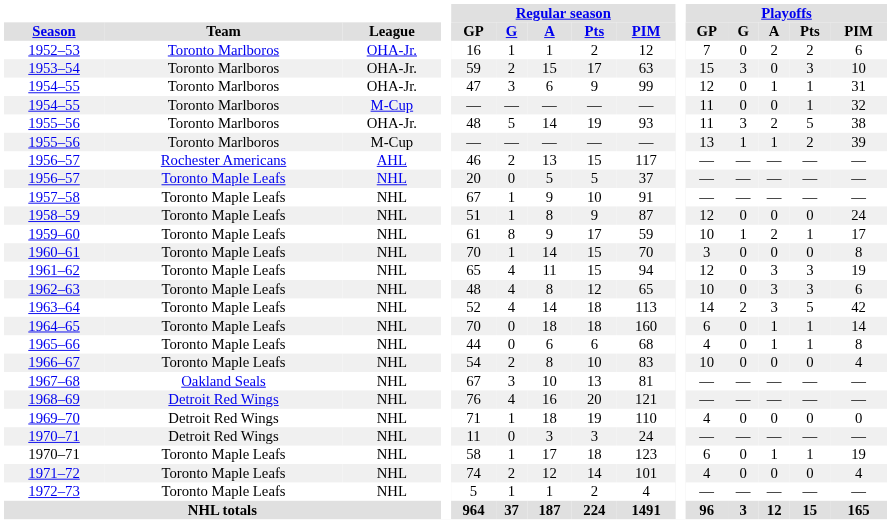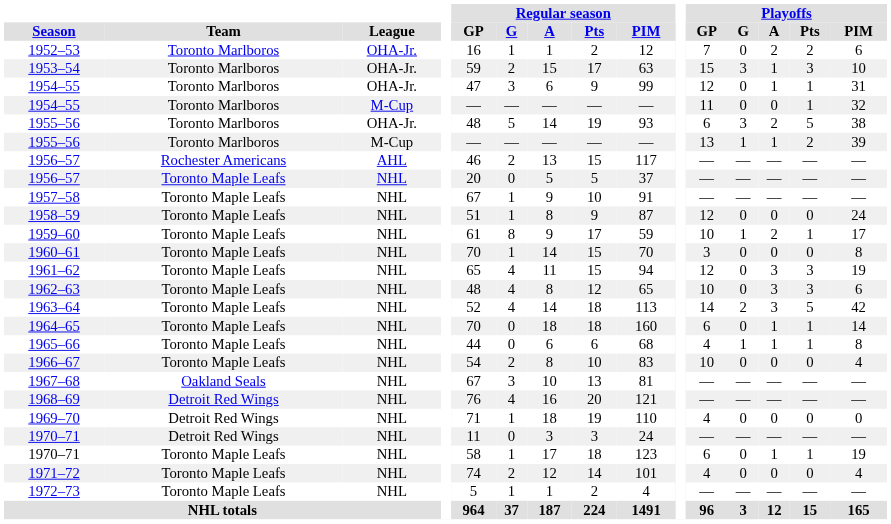(774, 68) 0 -> (774, 68) 1
(707, 123) 11 -> (707, 123) 6
(743, 344) 0 -> (743, 344) 1
